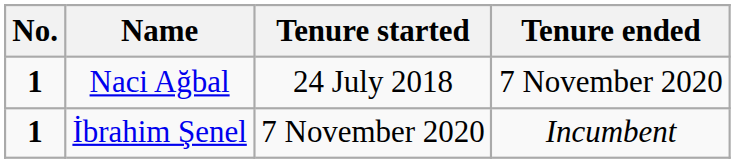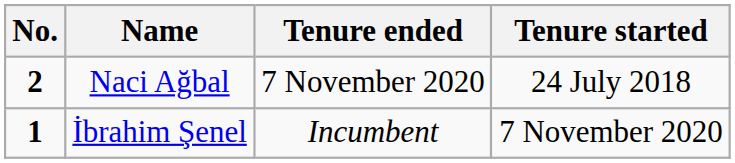columns swapped: (373, 30) <-> (611, 30)
(35, 81) 1 -> (35, 81) 2
